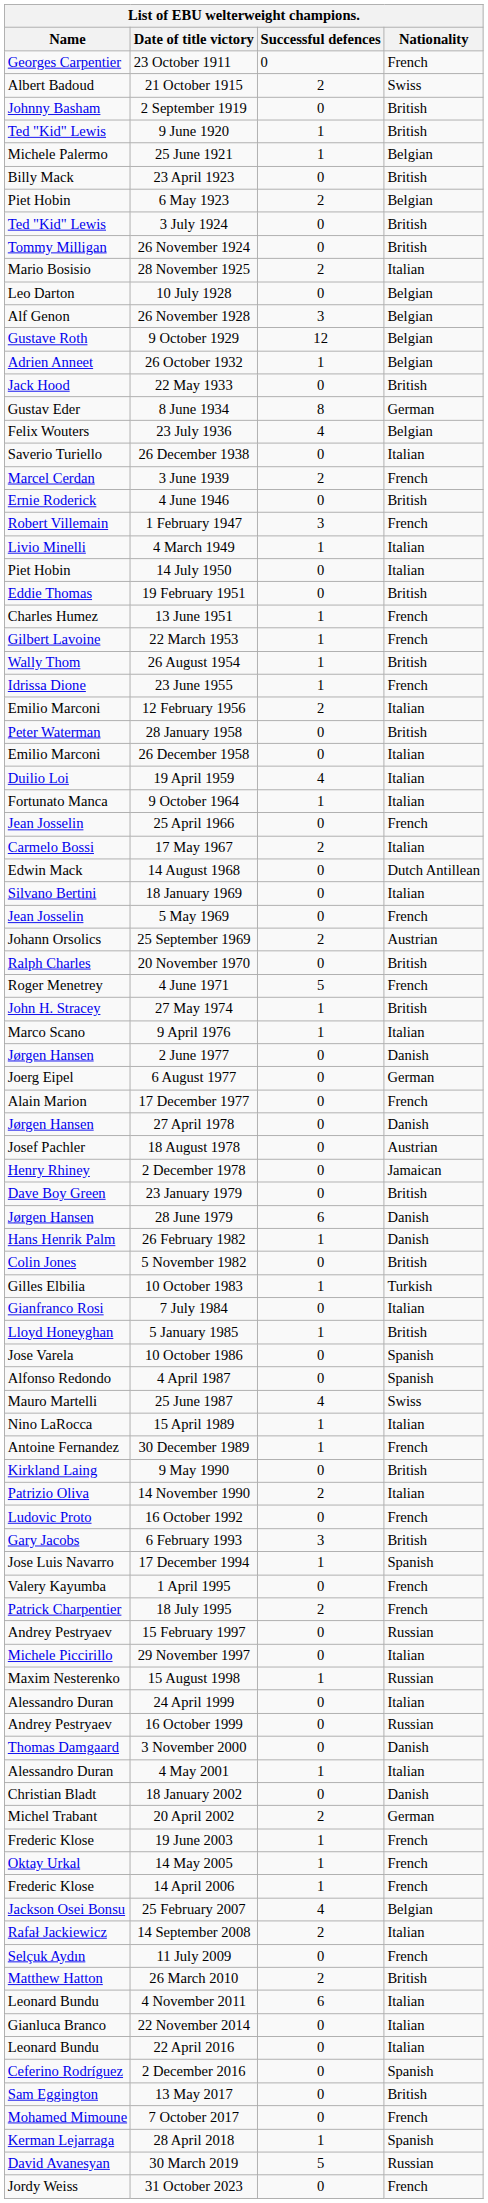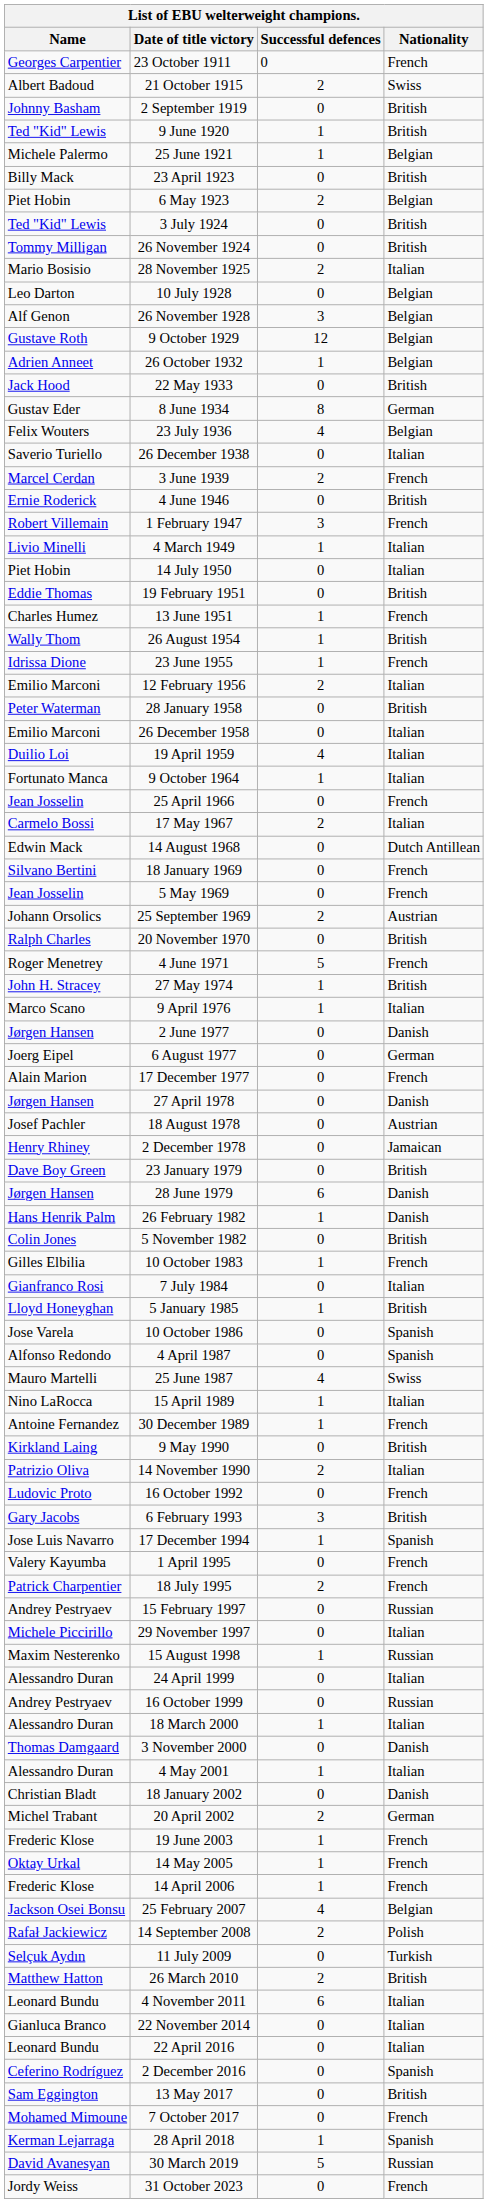- row: (194, 639)
(406, 893) Italian -> (408, 870) French
(410, 1286) Turkish -> (408, 1262) French
+ row: (194, 1724)
(406, 1932) Italian -> (406, 1932) Polish
(408, 1955) French -> (410, 1955) Turkish
